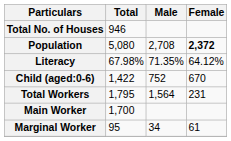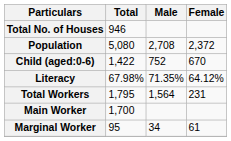(202, 45) bold -> (202, 45) normal
rows swapped: (55, 78) <-> (55, 62)
